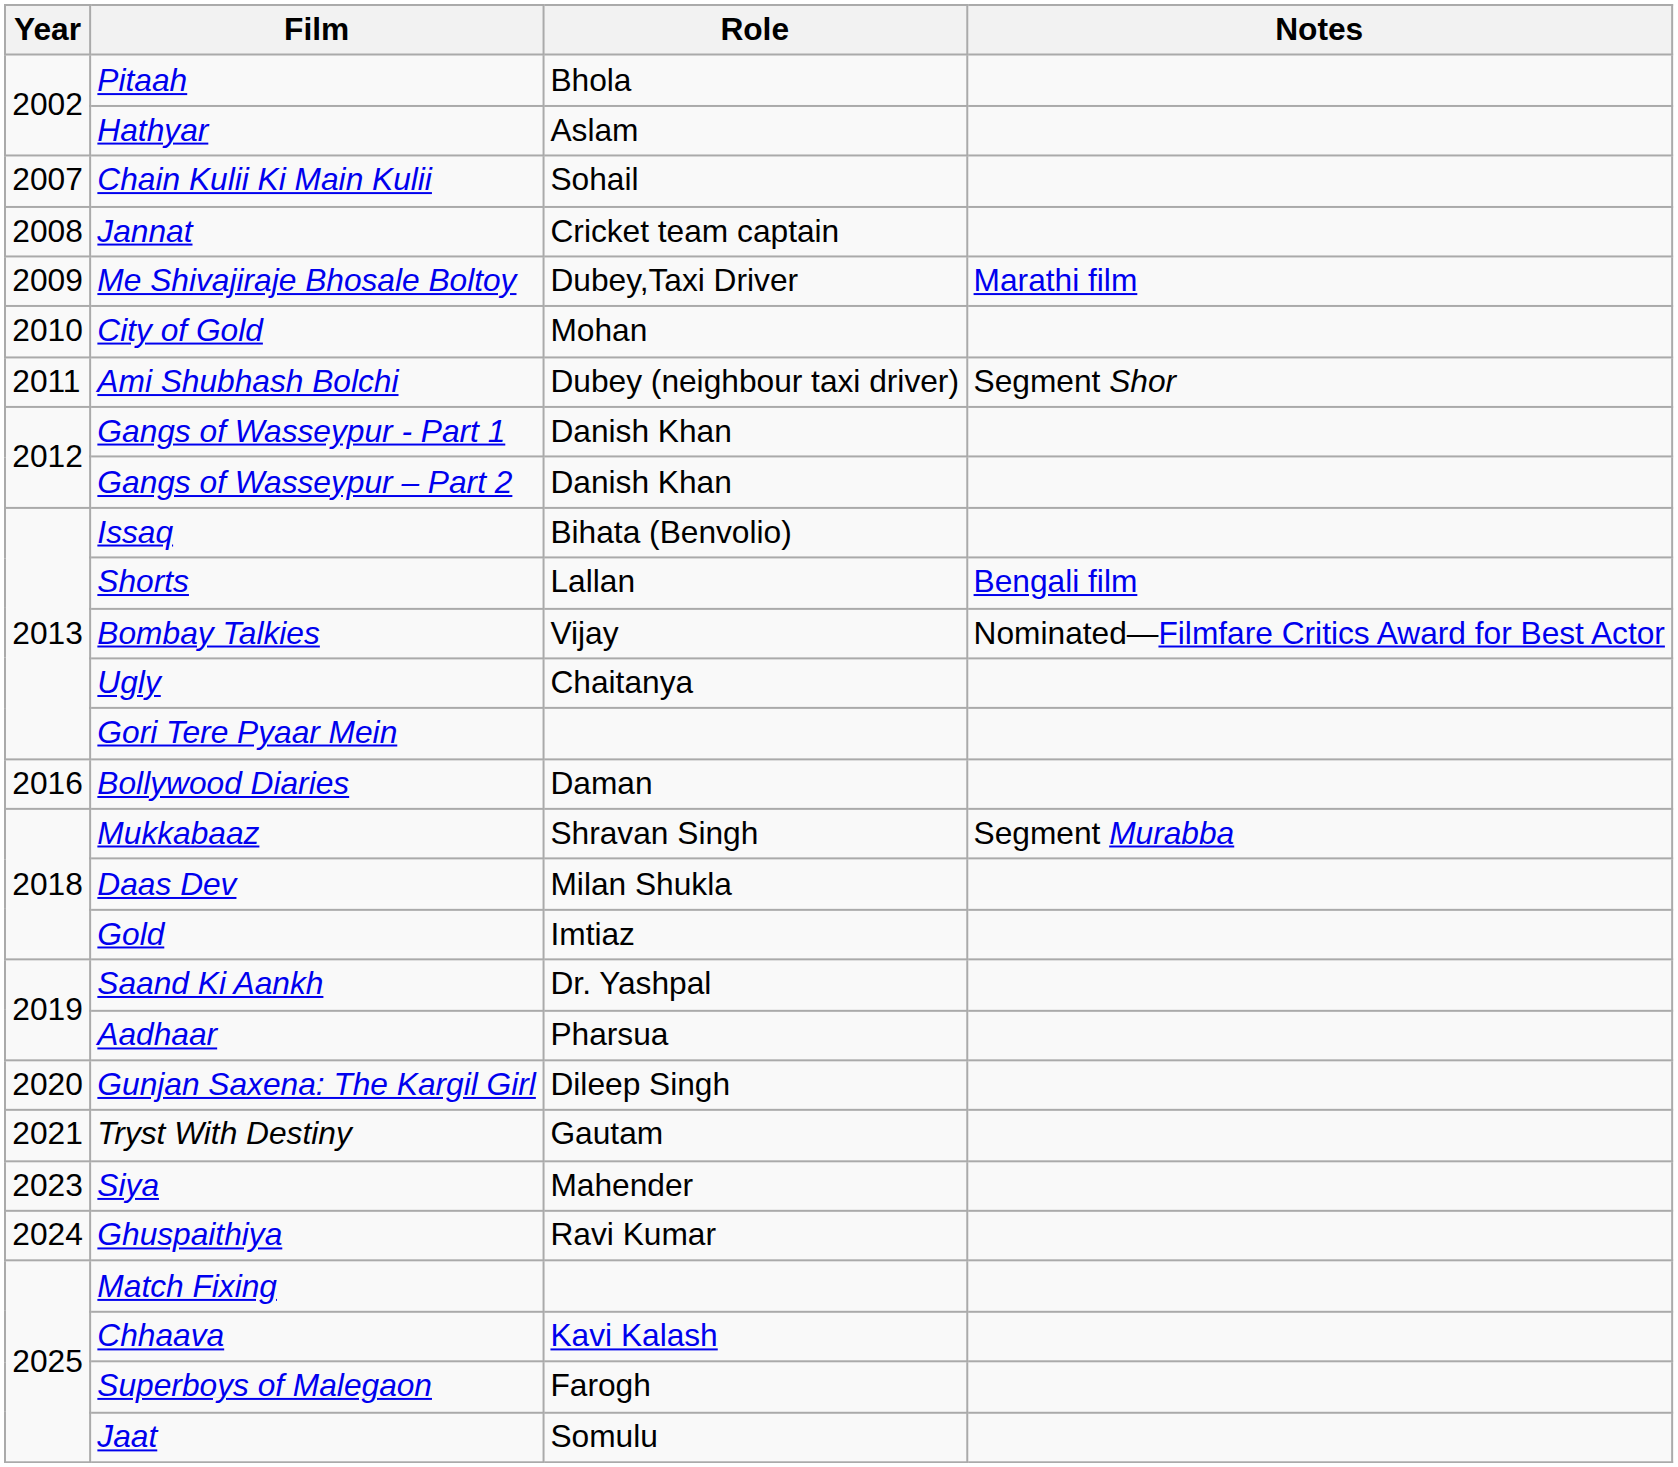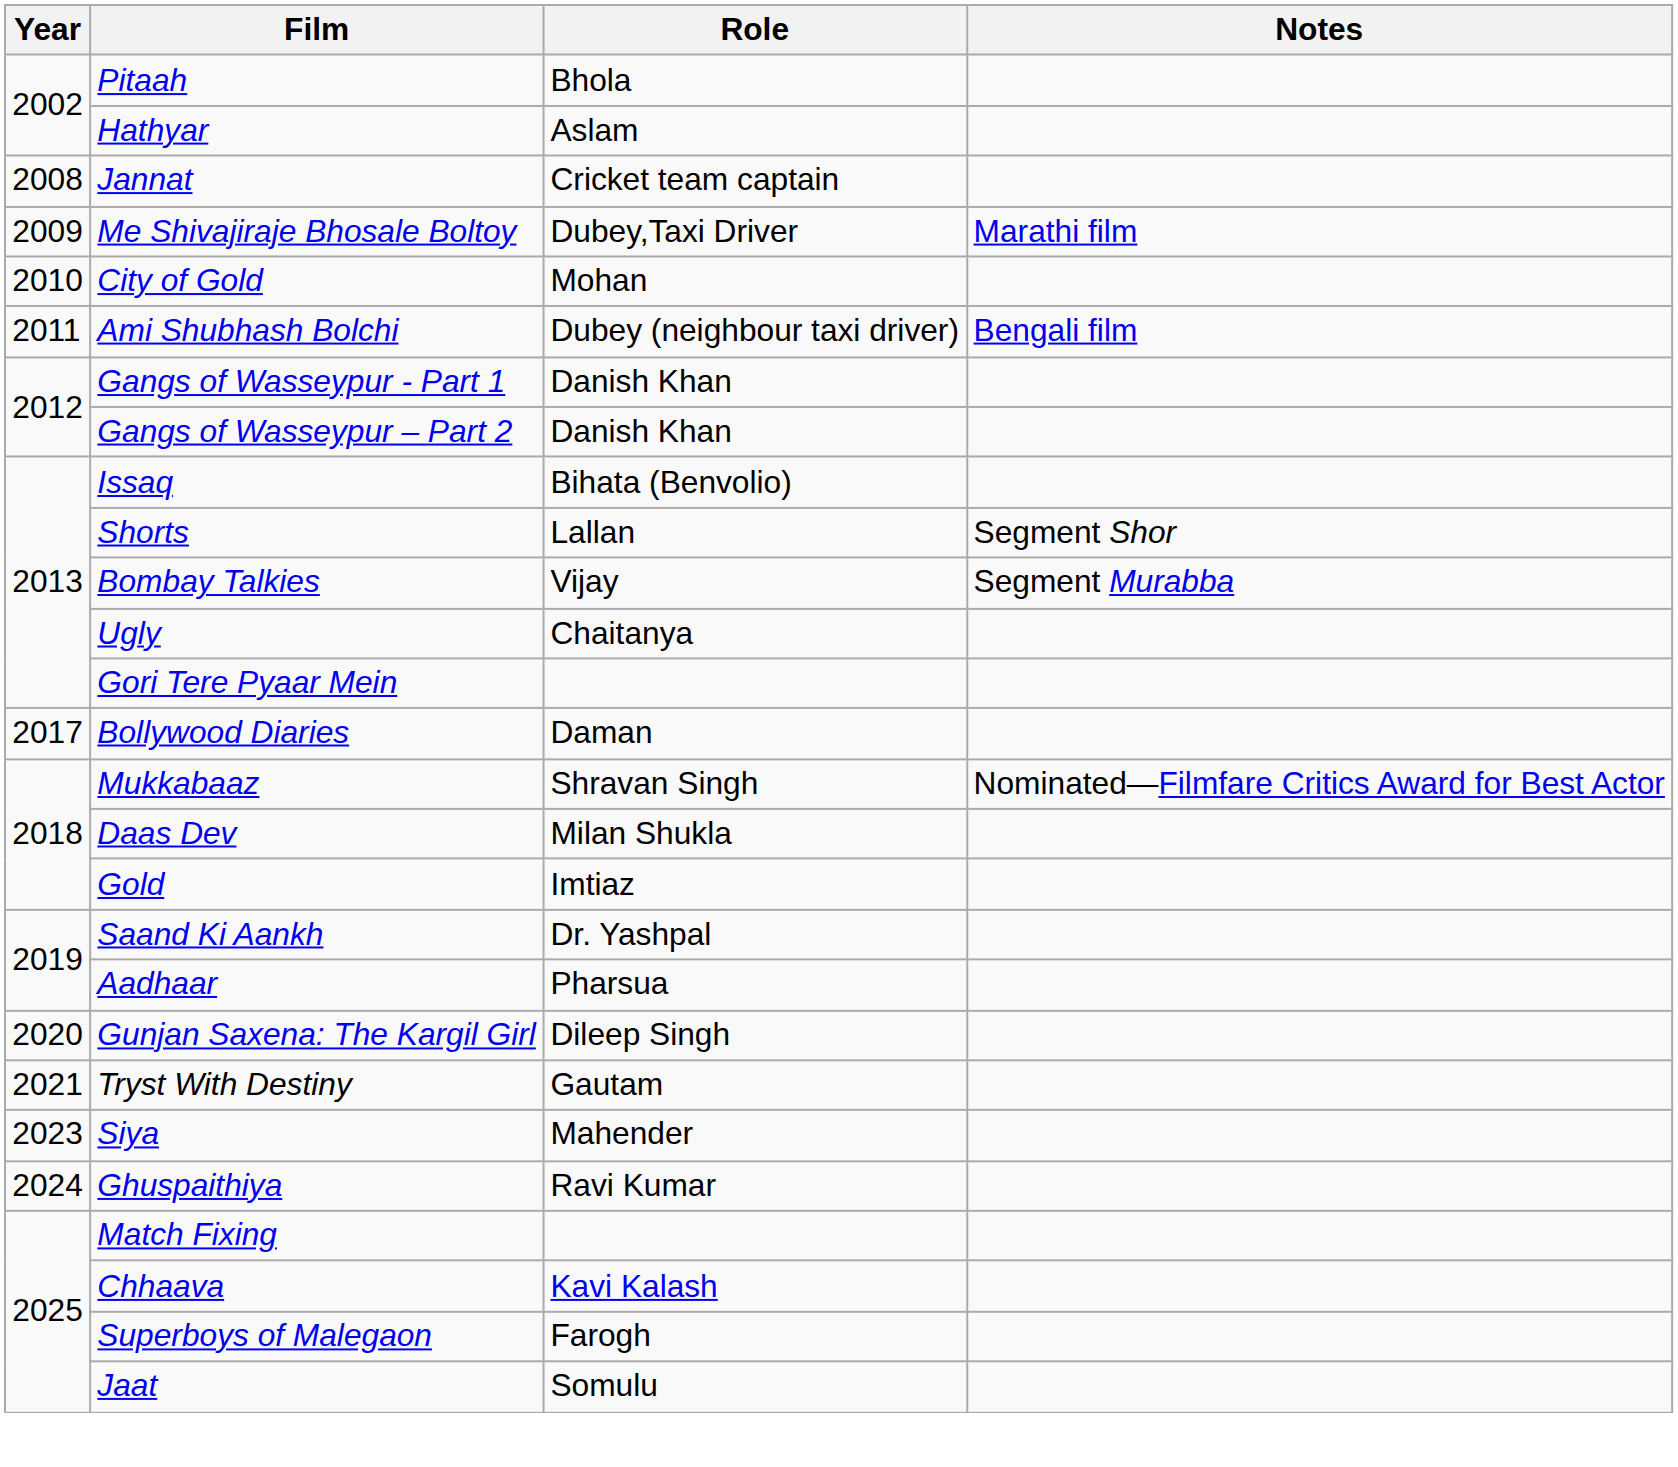- row: (265, 180)
(1075, 381) Segment Shor -> (1055, 331) Bengali film
(1055, 582) Bengali film -> (1075, 532) Segment Shor
(1319, 632) Nominated—Filmfare Critics Award for Best Actor -> (1104, 582) Segment Murabba
(48, 783) 2016 -> (48, 733) 2017
(1104, 833) Segment Murabba -> (1319, 783) Nominated—Filmfare Critics Award for Best Actor
